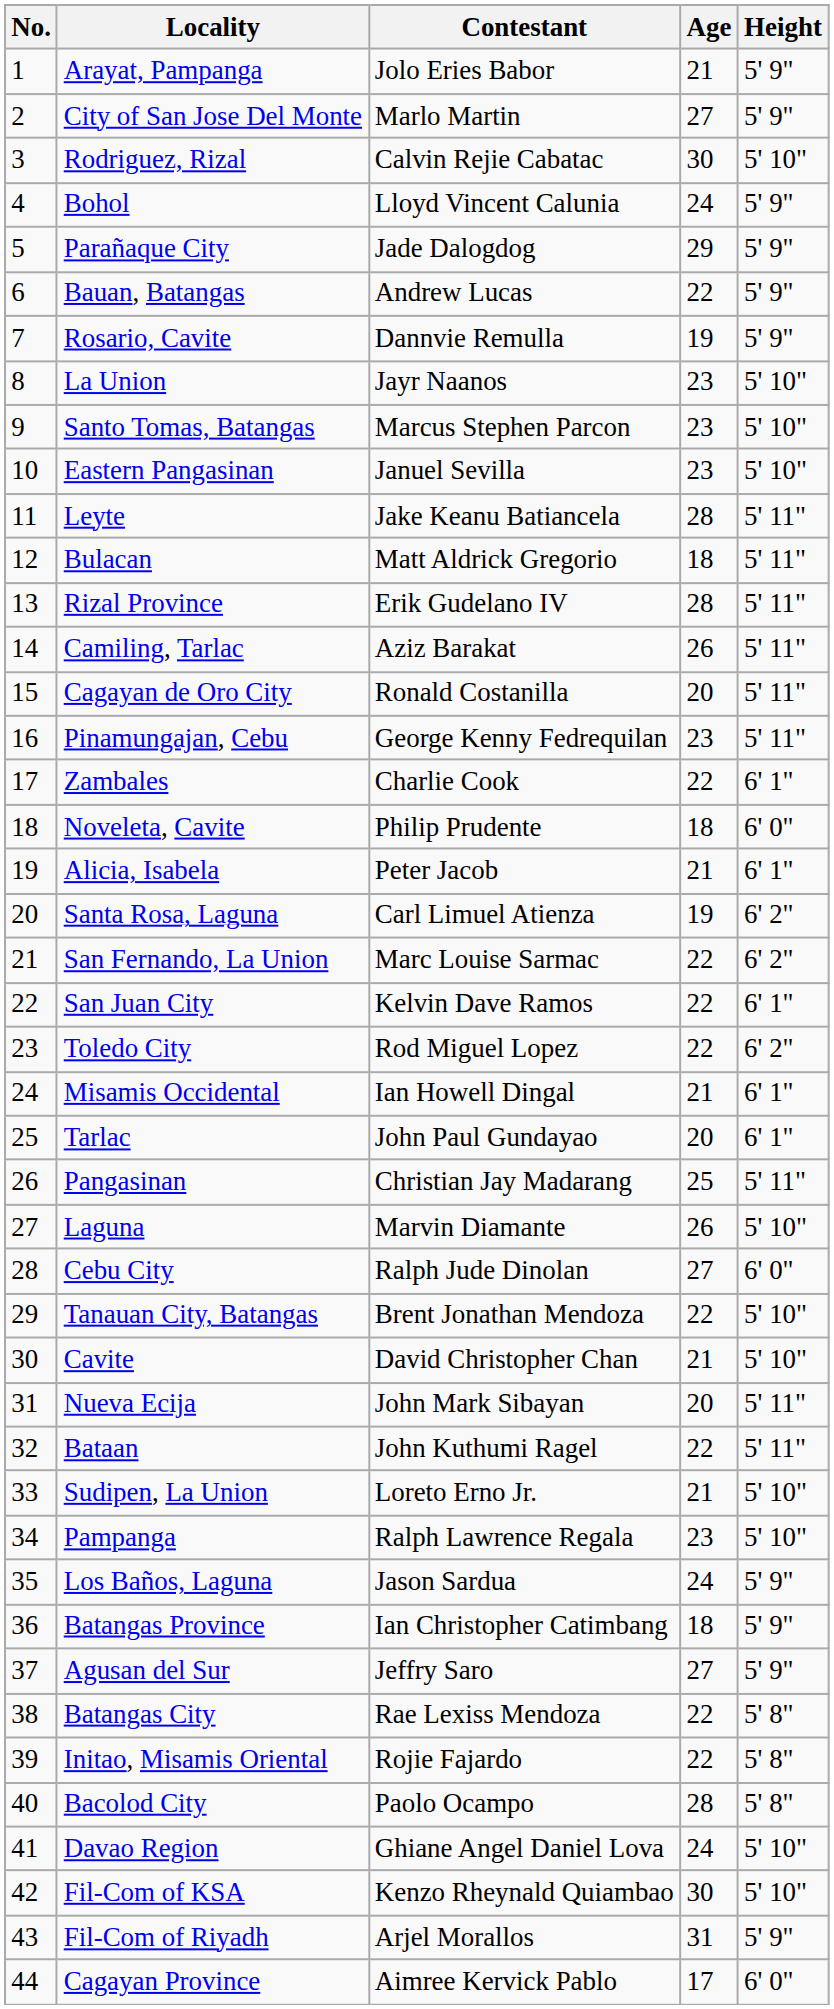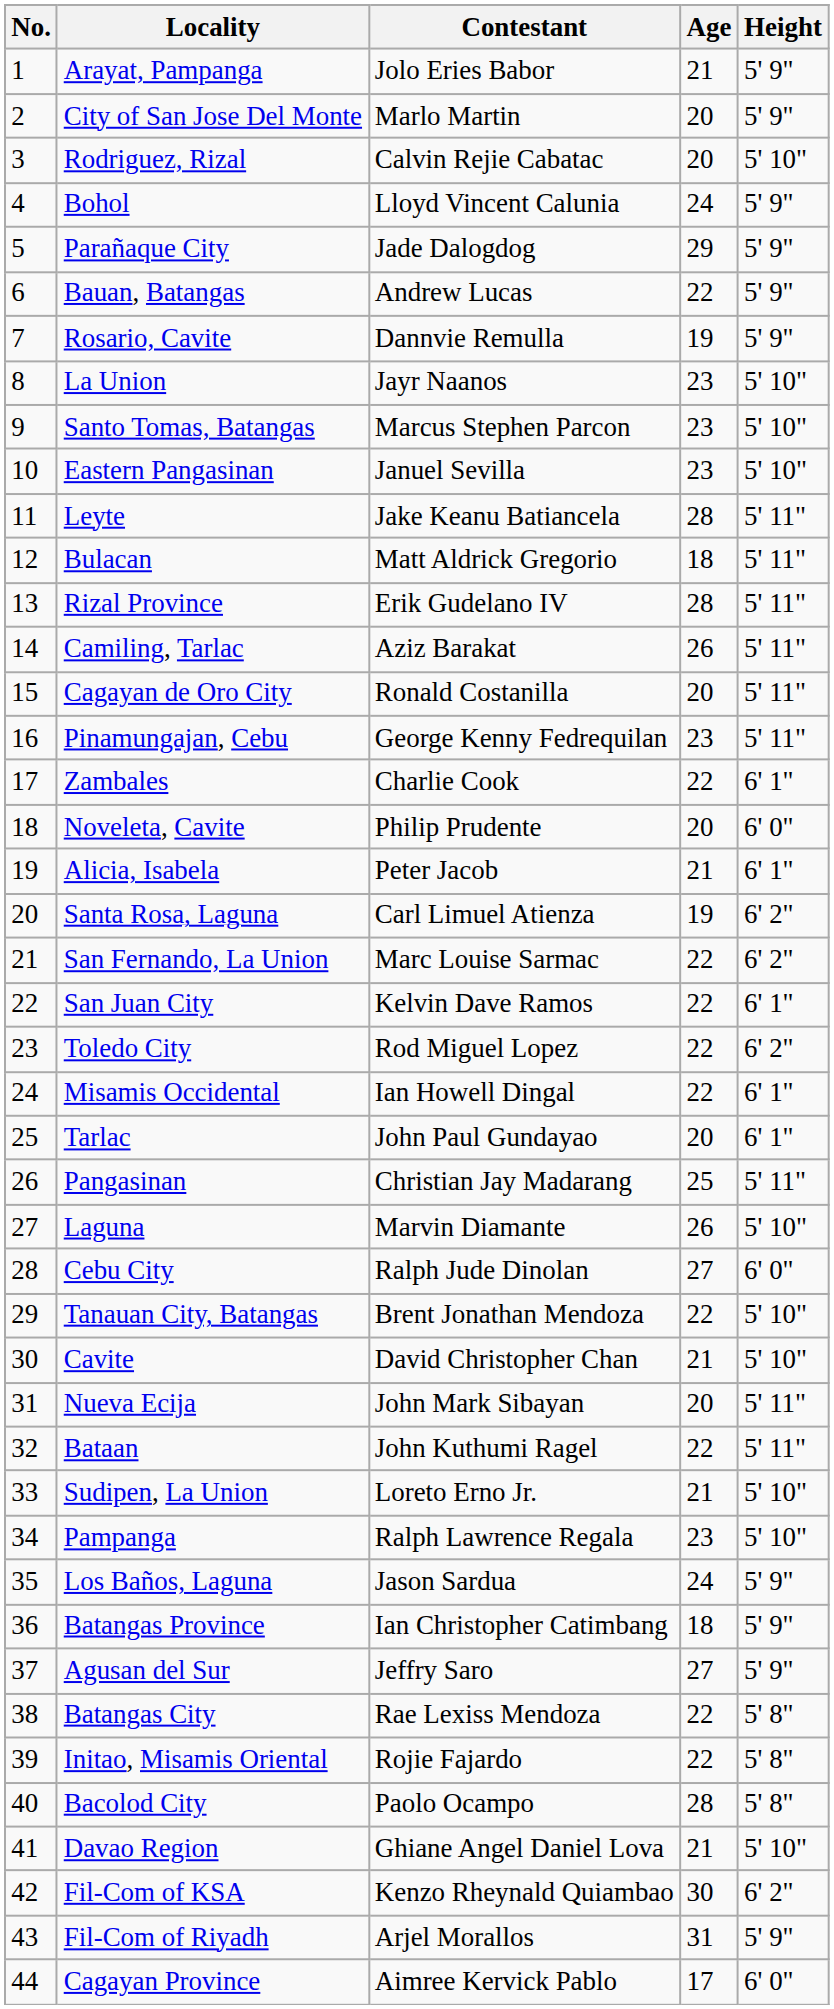(700, 115) 27 -> (700, 115) 20
(700, 159) 30 -> (700, 159) 20
(700, 825) 18 -> (700, 825) 20
(700, 1092) 21 -> (700, 1092) 22
(700, 1847) 24 -> (700, 1847) 21
(776, 1892) 5' 10" -> (769, 1892) 6' 2"
